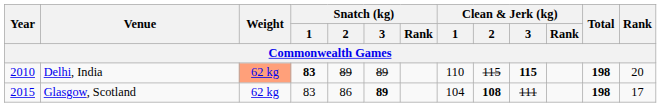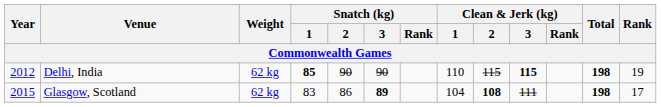(23, 72) 2010 -> (23, 72) 2012
(265, 72) lightsalmon background -> (265, 72) no background
(309, 72) 83 -> (309, 72) 85
(346, 72) 89 -> (346, 72) 90
(382, 72) 89 -> (382, 72) 90
(637, 72) 20 -> (637, 72) 19
